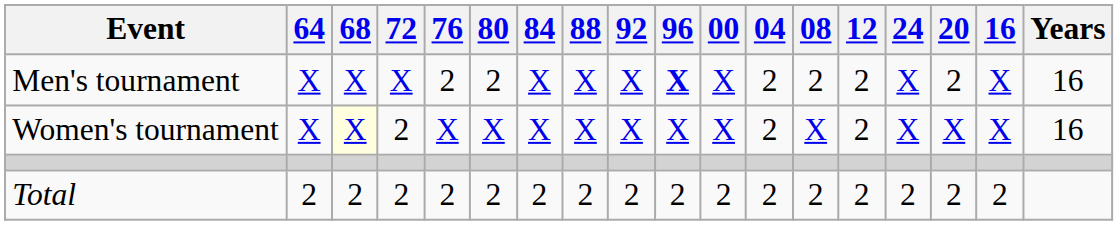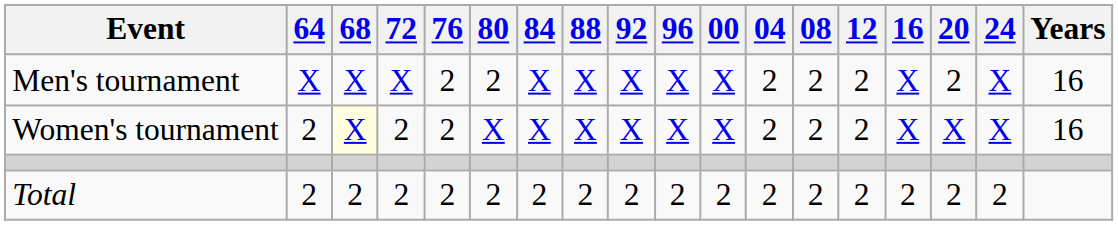columns swapped: (1000, 29) <-> (908, 29)
(678, 79) bold -> (678, 79) normal
(309, 129) X -> (309, 129) 2
(447, 129) X -> (447, 129) 2
(816, 129) X -> (816, 129) 2
